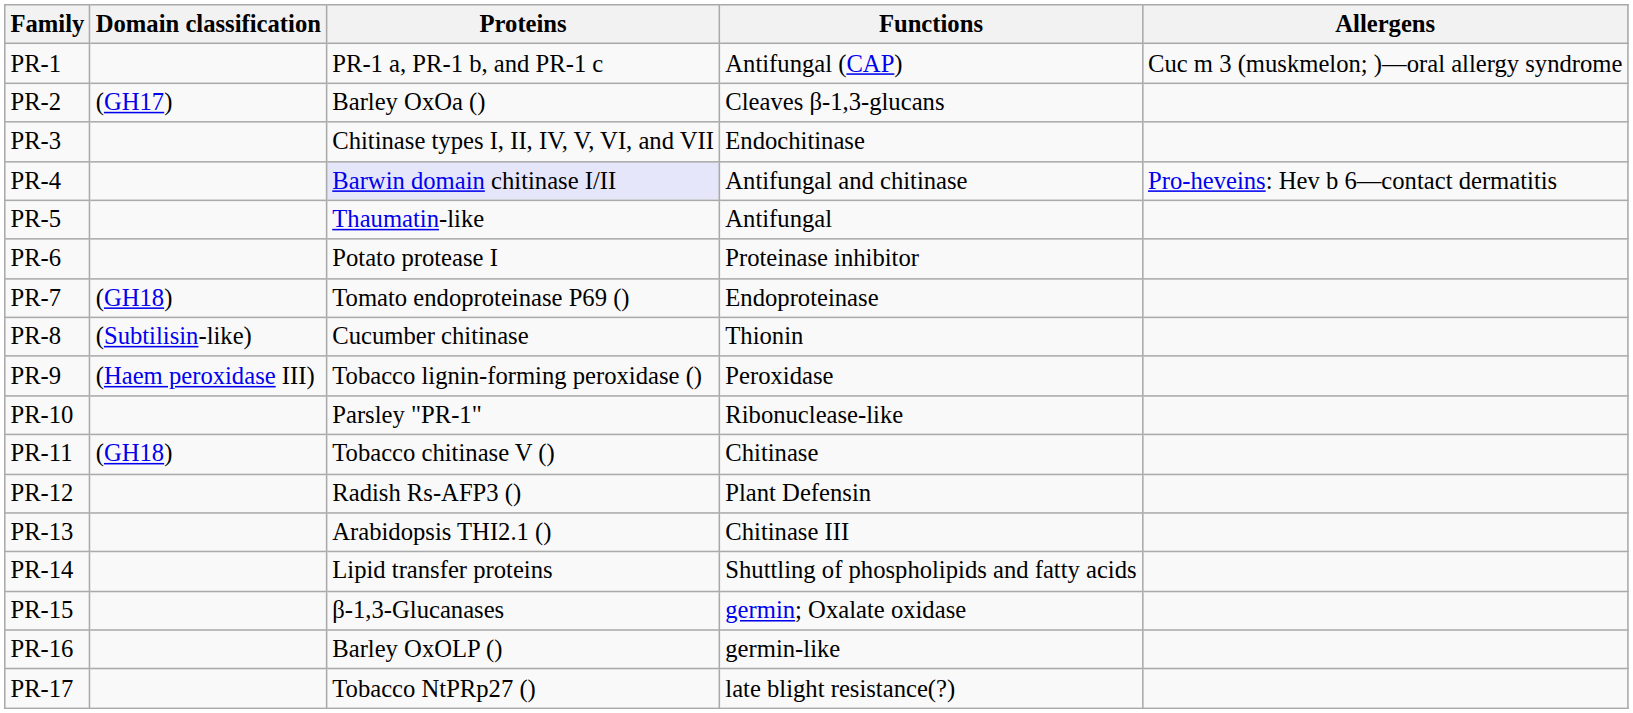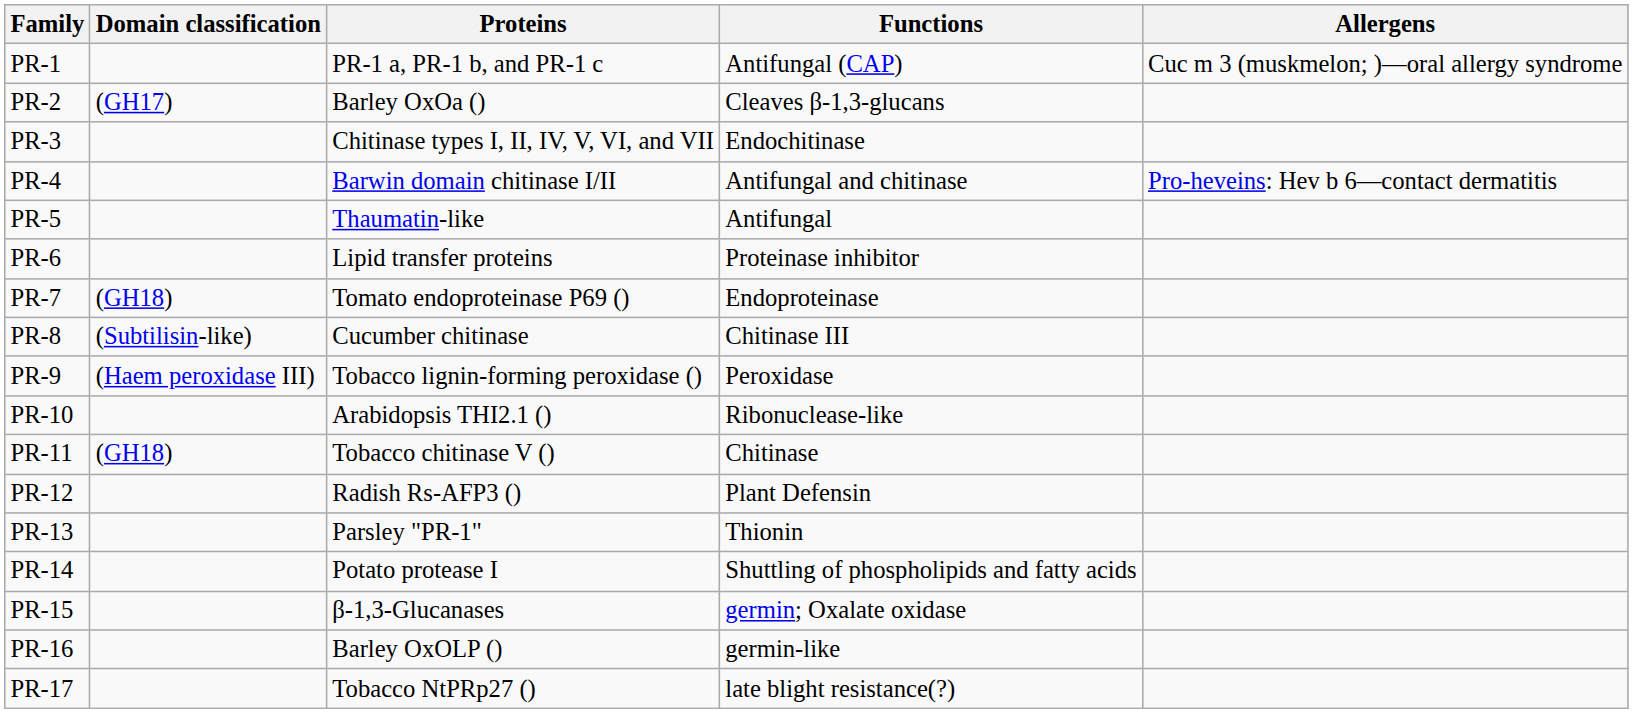(474, 180) lavender background -> (474, 180) no background
(415, 258) Potato protease I -> (442, 258) Lipid transfer proteins
(764, 336) Thionin -> (787, 336) Chitinase III
(407, 414) Parsley "PR-1" -> (442, 414) Arabidopsis THI2.1 ()
(442, 532) Arabidopsis THI2.1 () -> (407, 532) Parsley "PR-1"
(787, 532) Chitinase III -> (764, 532) Thionin
(442, 571) Lipid transfer proteins -> (415, 571) Potato protease I
